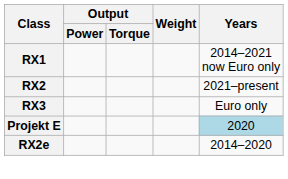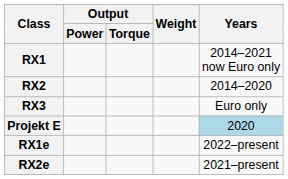(241, 86) 2021–present -> (241, 86) 2014–2020
+ row: (34, 145)
(241, 145) 2014–2020 -> (241, 164) 2021–present
